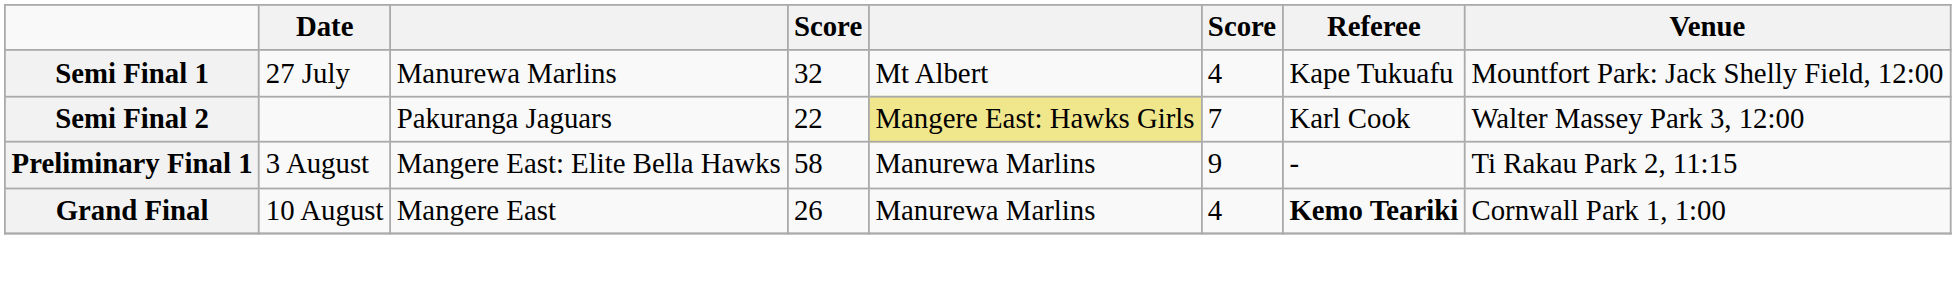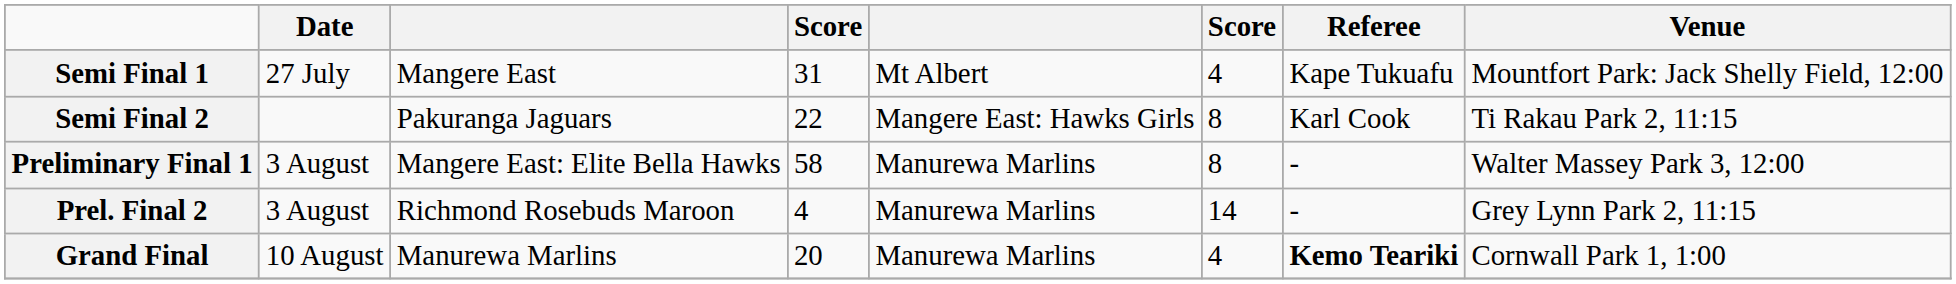(507, 73) Manurewa Marlins -> (476, 73) Mangere East
(808, 73) 32 -> (808, 73) 31
(1035, 118) khaki background -> (1035, 118) no background
(1215, 118) 7 -> (1215, 118) 8
(1638, 118) Walter Massey Park 3, 12:00 -> (1604, 118) Ti Rakau Park 2, 11:15
(1215, 164) 9 -> (1215, 164) 8
(1604, 164) Ti Rakau Park 2, 11:15 -> (1638, 164) Walter Massey Park 3, 12:00
+ row: (132, 210)
(476, 210) Mangere East -> (507, 255) Manurewa Marlins
(808, 210) 26 -> (808, 255) 20
